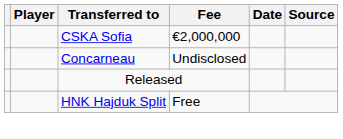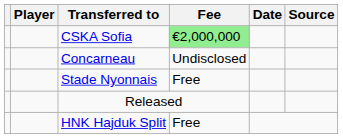(206, 36) no background -> (206, 36) lightgreen background
+ row: (109, 79)
